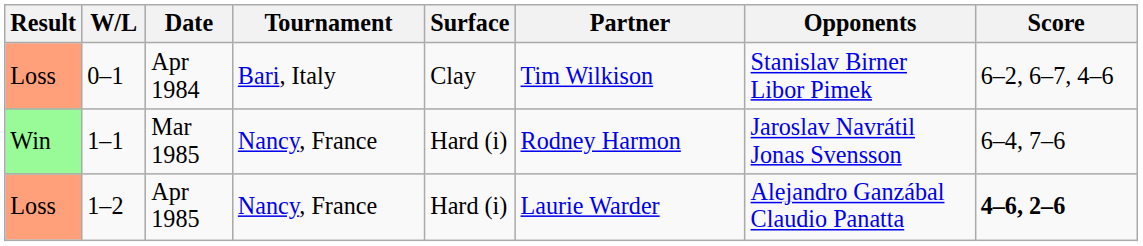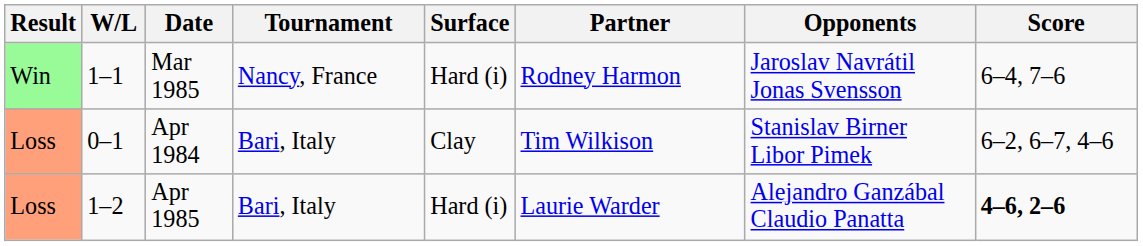rows swapped: (175, 75) <-> (175, 141)
(308, 206) Nancy, France -> (287, 206) Bari, Italy
